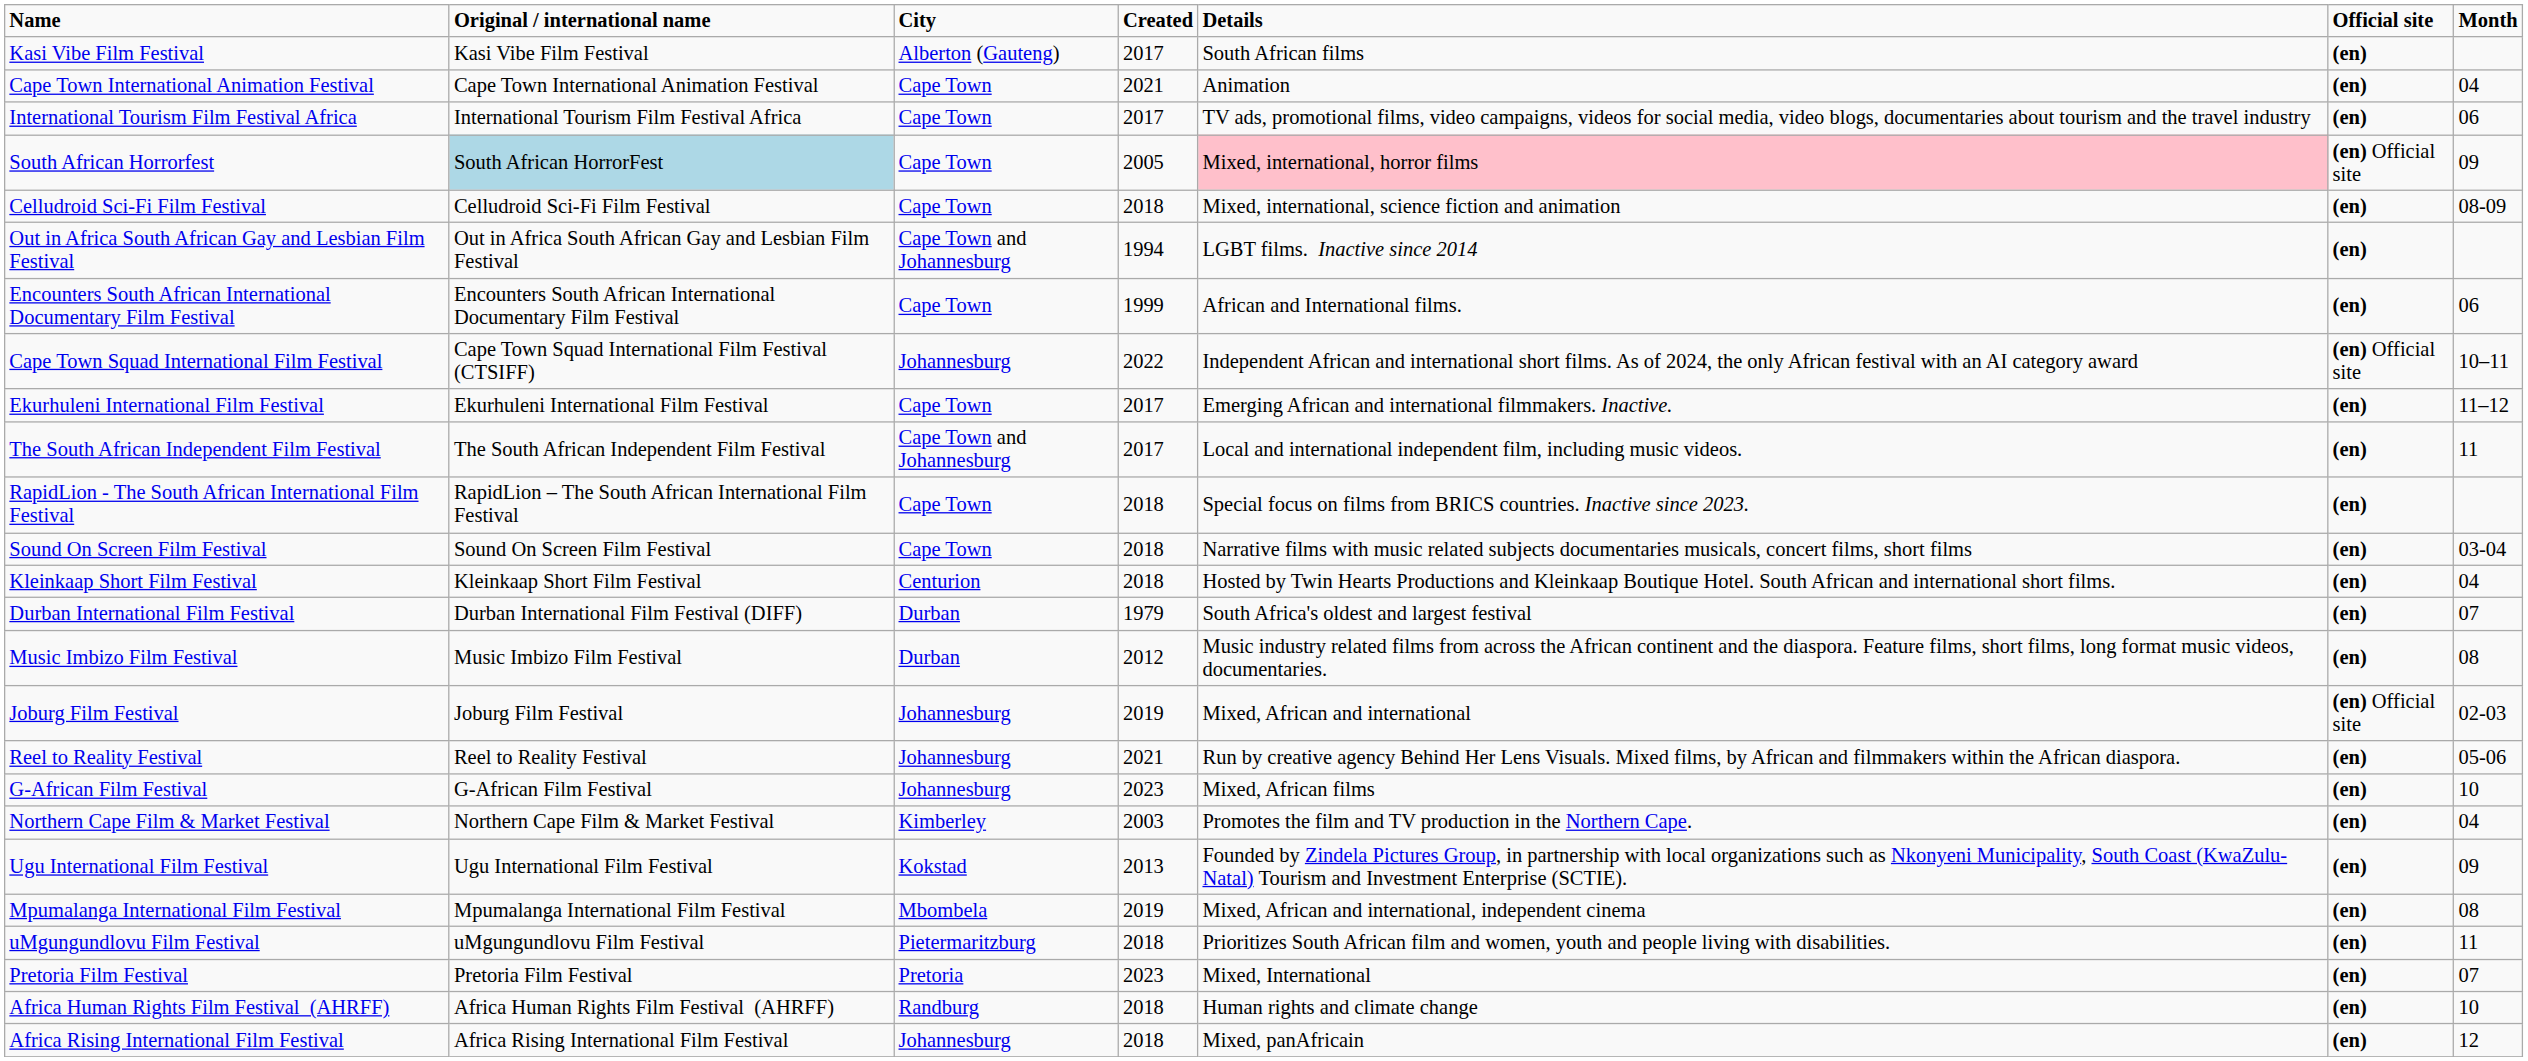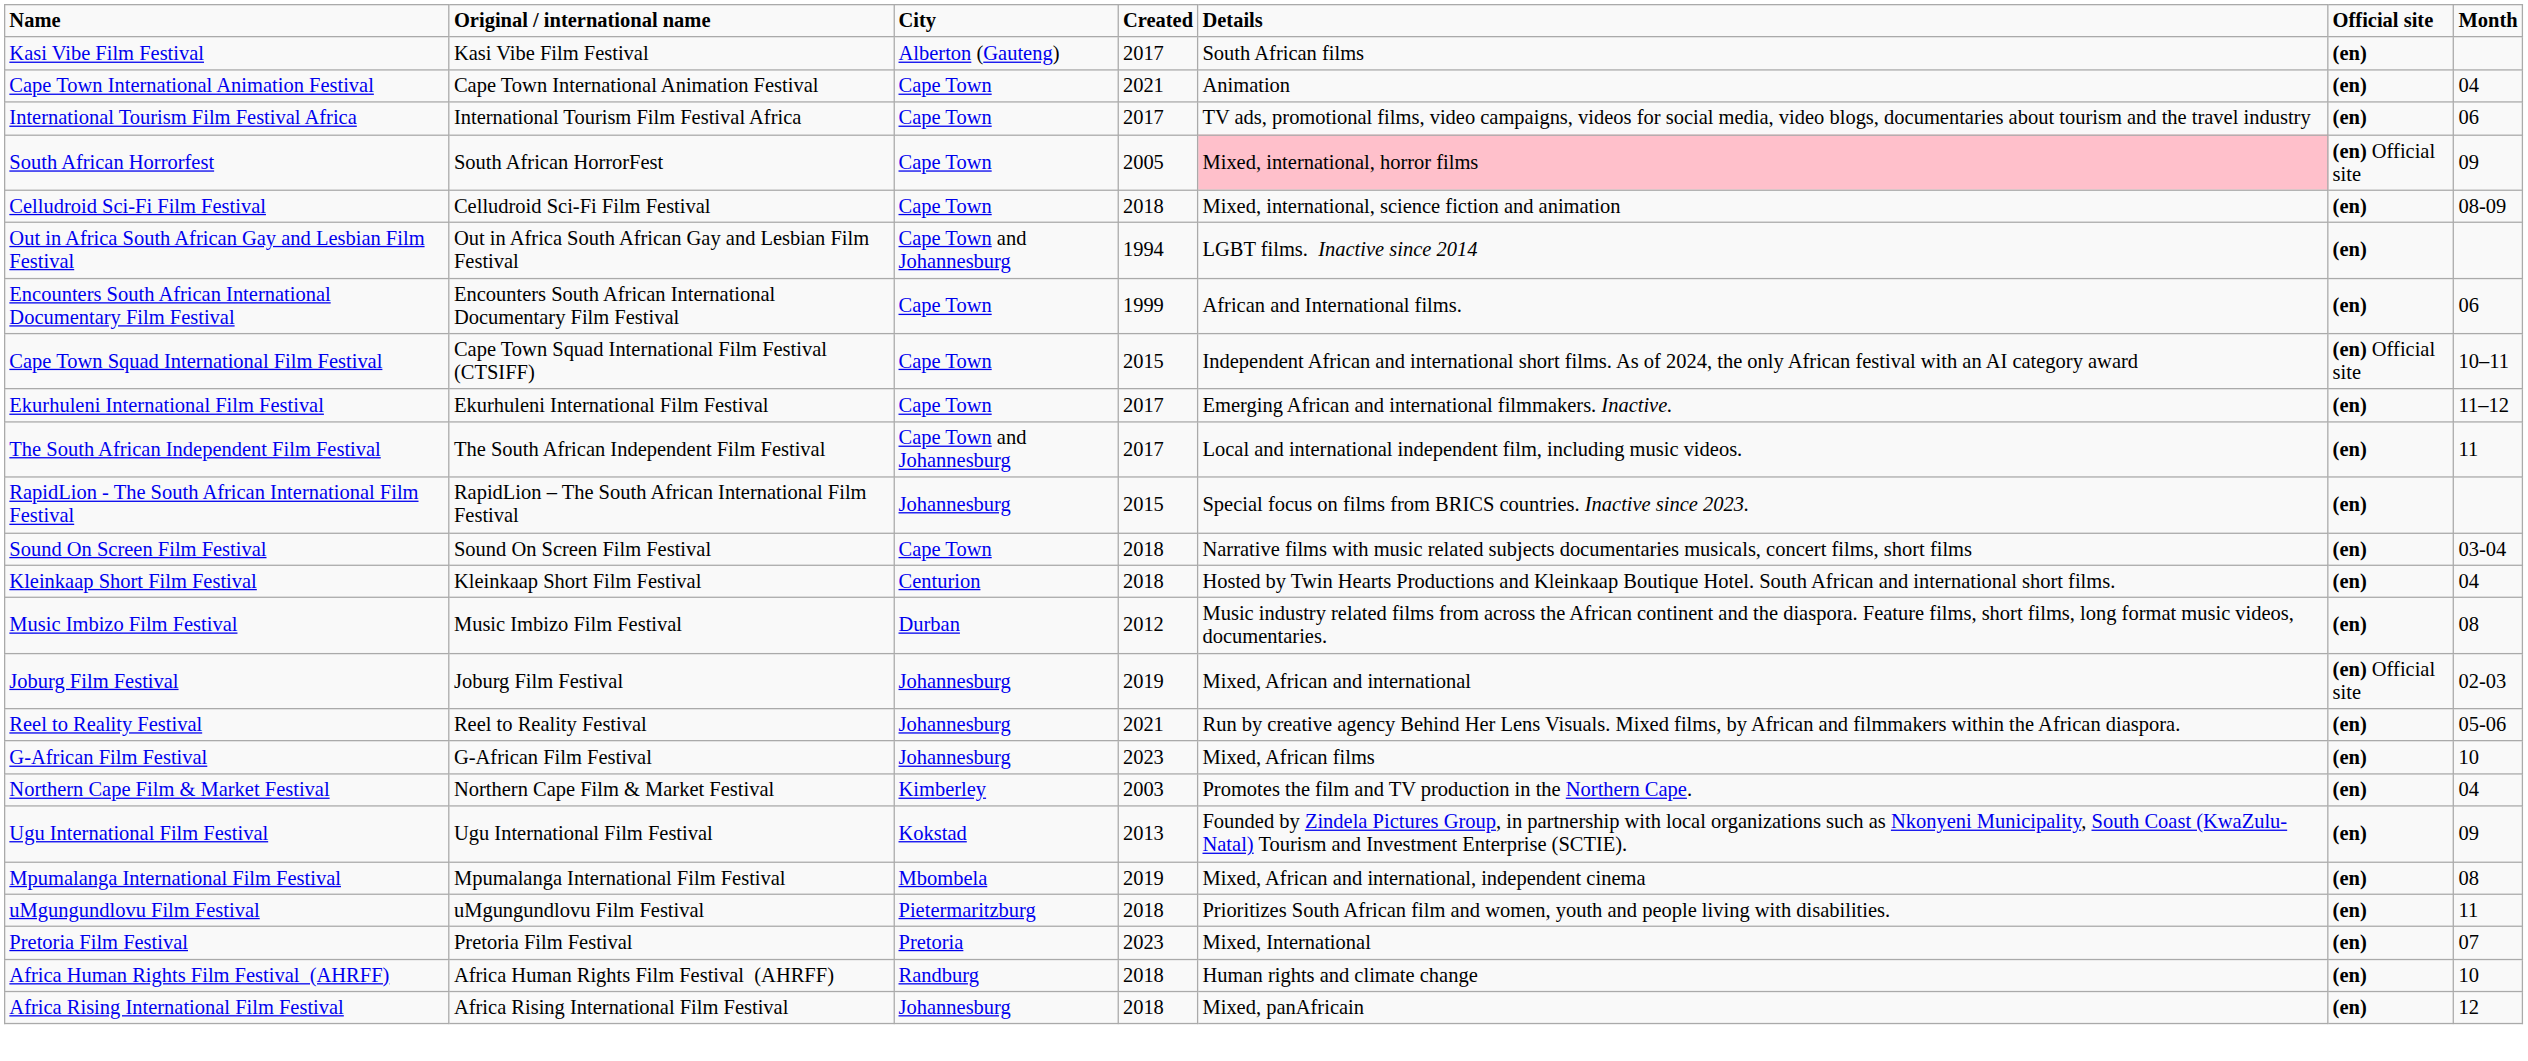(559, 162) lightblue background -> (559, 162) no background
(955, 361) Johannesburg -> (945, 361) Cape Town
(1143, 361) 2022 -> (1143, 361) 2015
(945, 504) Cape Town -> (955, 504) Johannesburg
(1143, 504) 2018 -> (1143, 504) 2015
- row: (152, 613)
